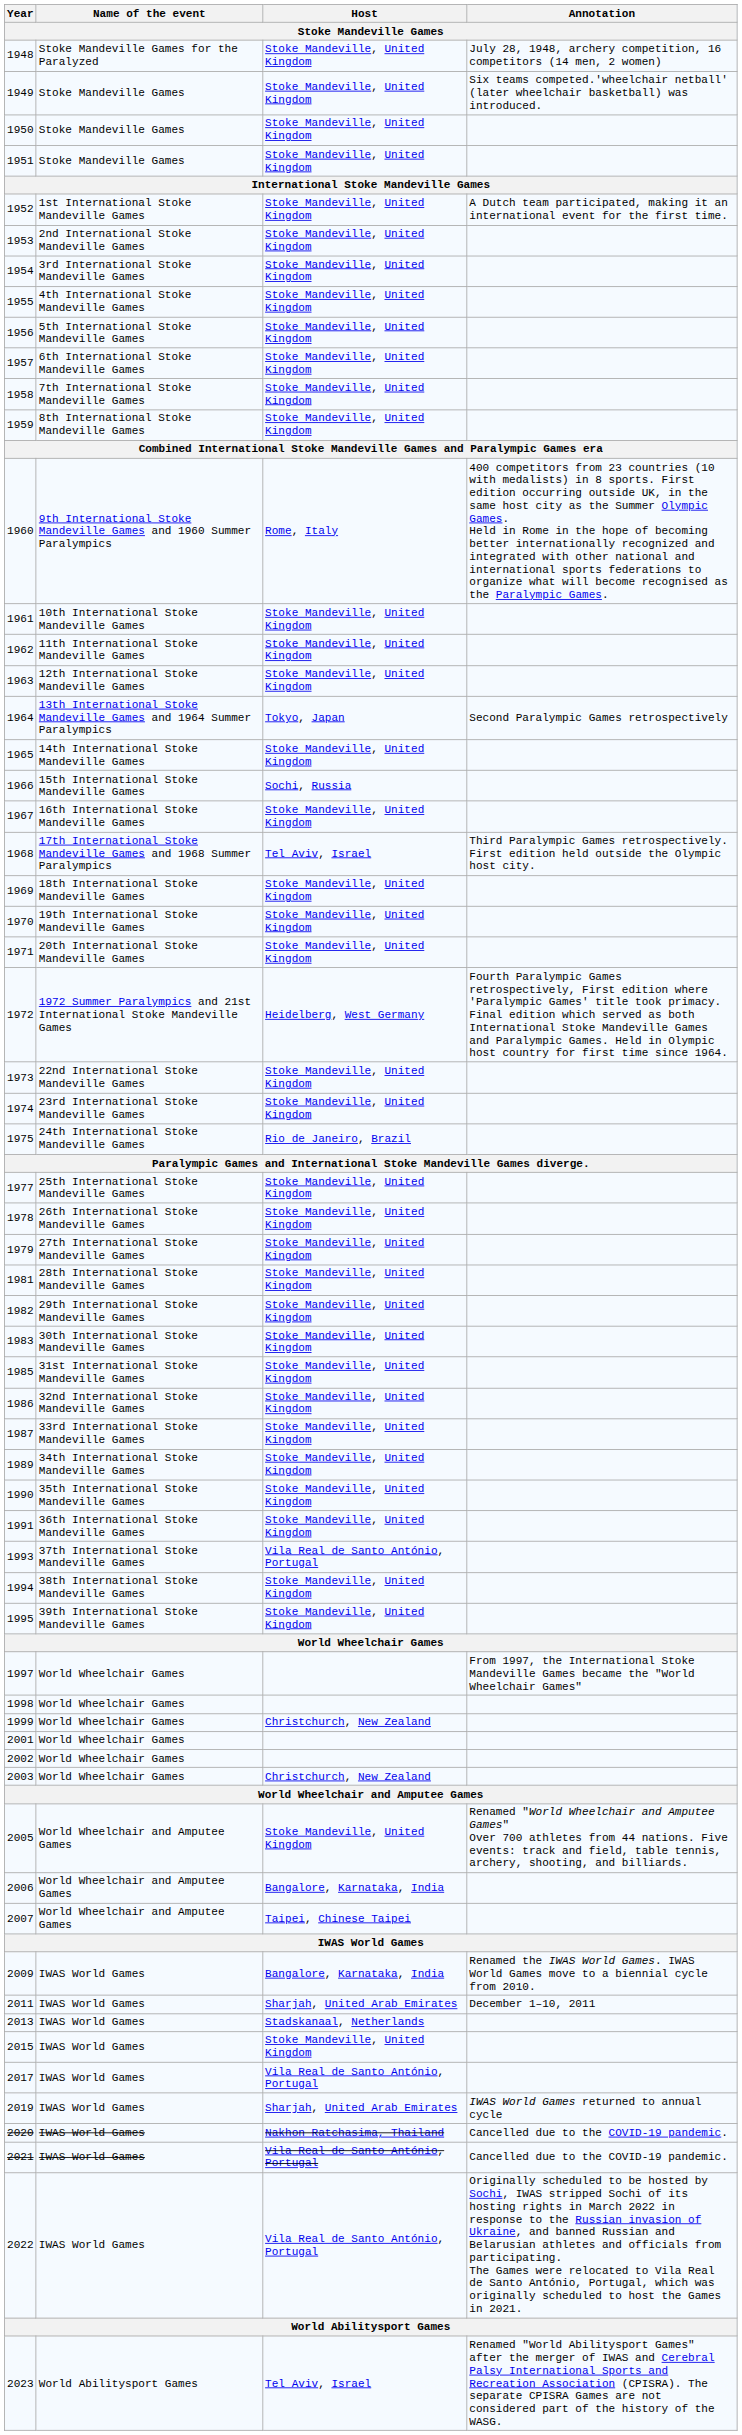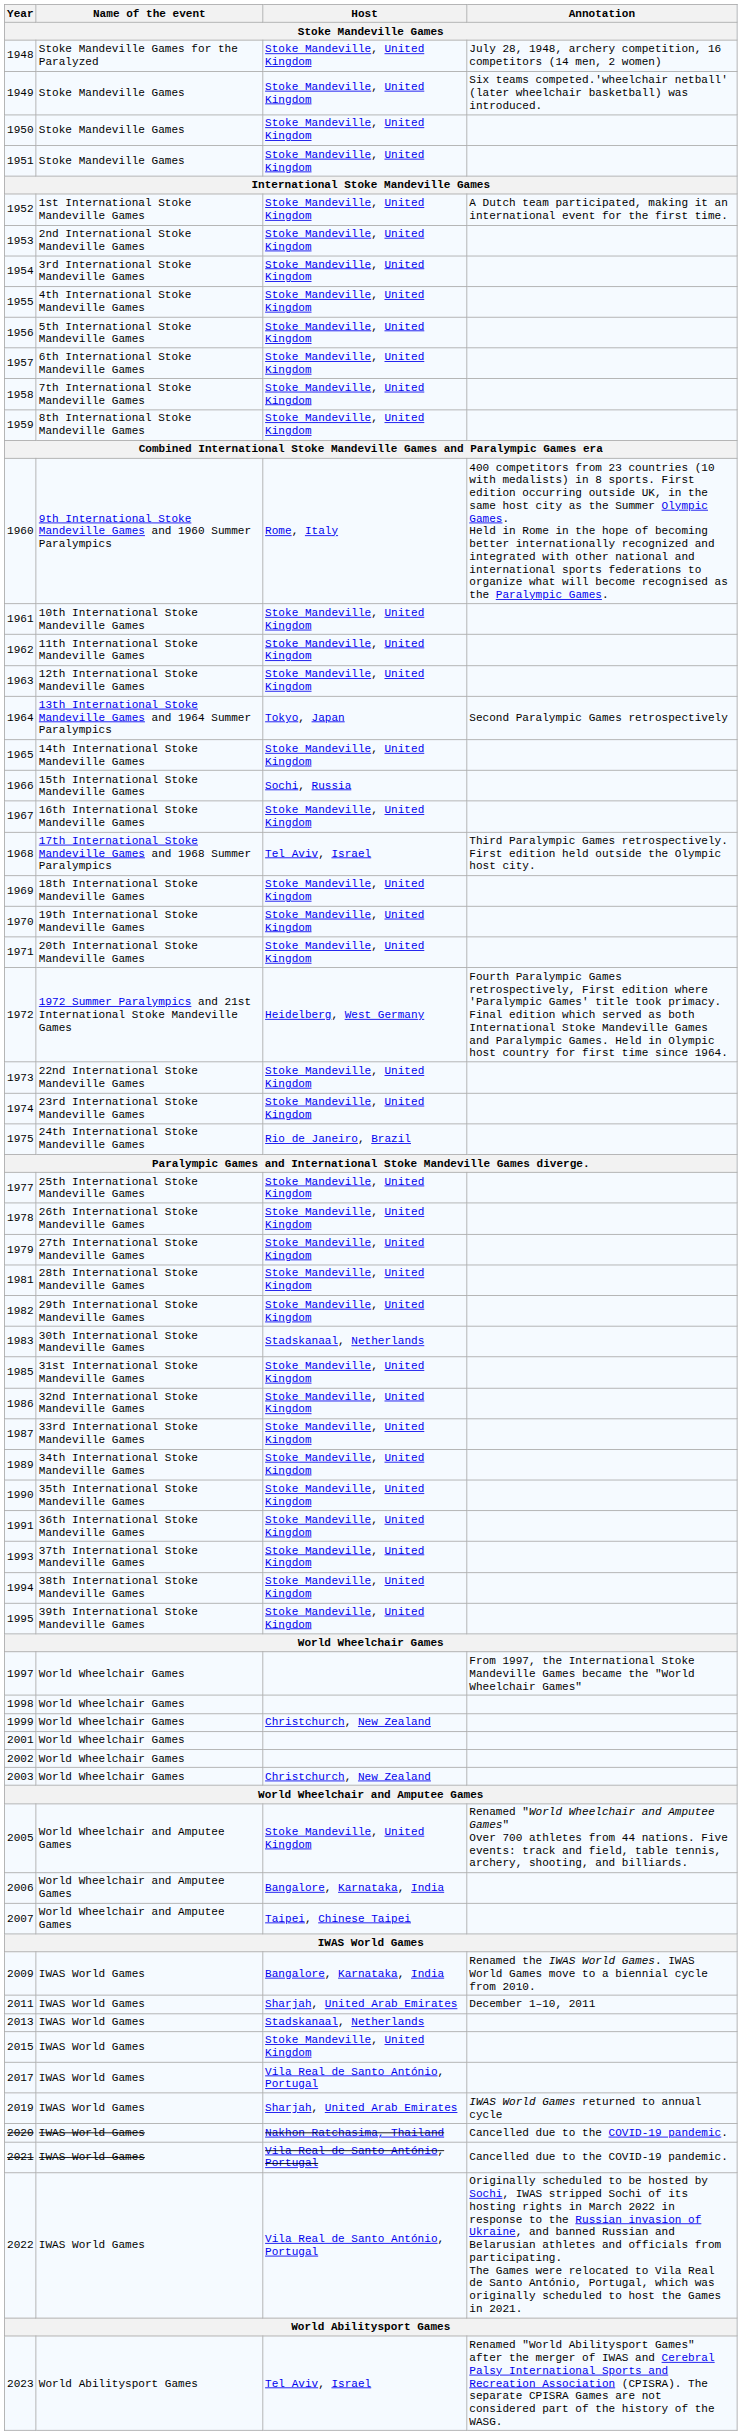(345, 1342) Stoke Mandeville, United Kingdom -> (345, 1342) Stadskanaal, Netherlands
(355, 1557) Vila Real de Santo António, Portugal -> (345, 1557) Stoke Mandeville, United Kingdom
